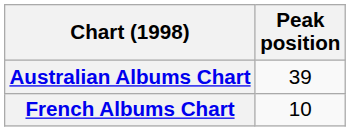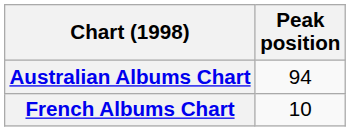(300, 76) 39 -> (300, 76) 94
